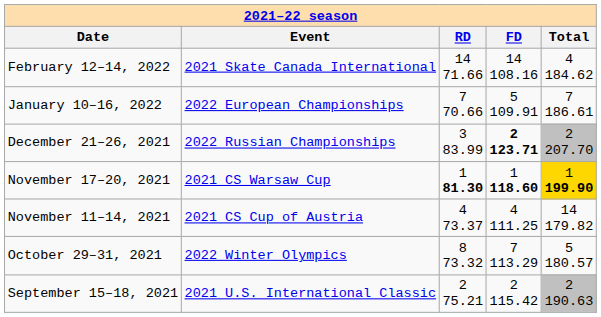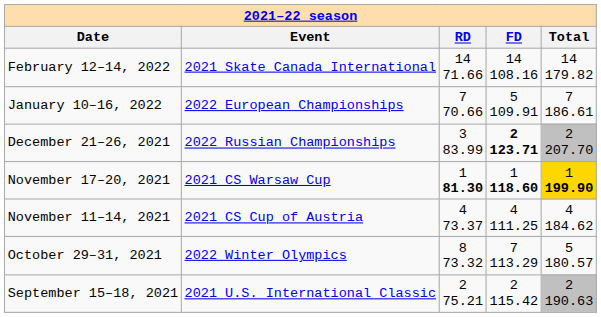(569, 67) 4 184.62 -> (569, 67) 14 179.82
(569, 218) 14 179.82 -> (569, 218) 4 184.62
